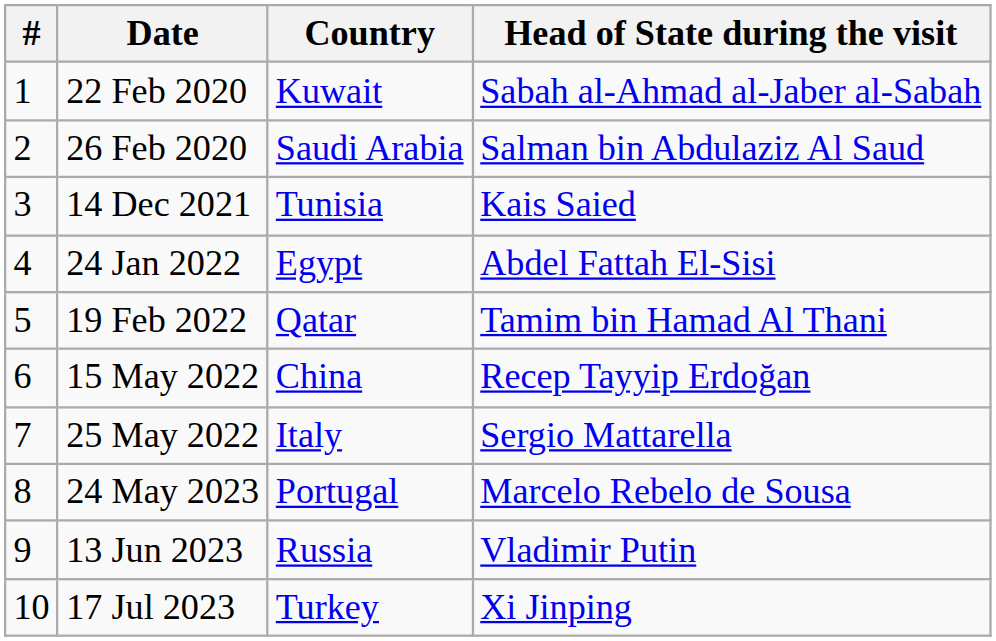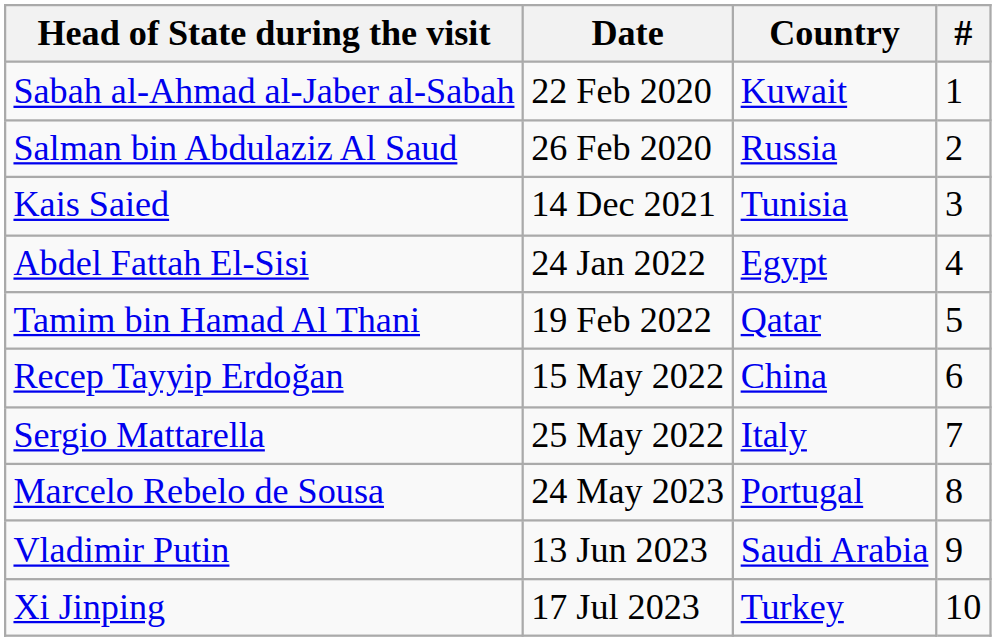columns swapped: (32, 33) <-> (731, 33)
(370, 147) Saudi Arabia -> (789, 147) Russia
(324, 549) Russia -> (835, 549) Saudi Arabia
